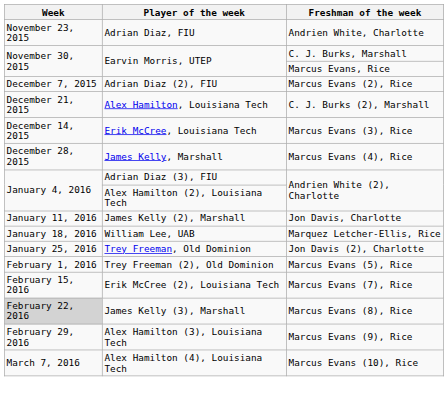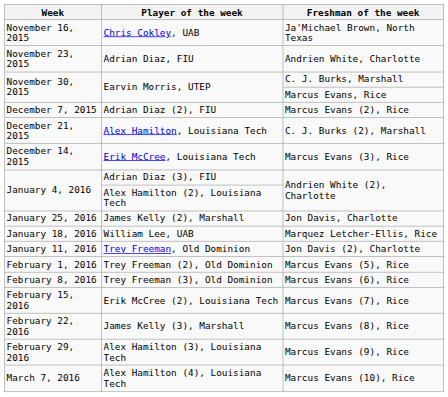+ row: (151, 33)
- row: (164, 157)
(52, 219) January 11, 2016 -> (52, 219) January 25, 2016
(52, 249) January 25, 2016 -> (52, 249) January 11, 2016
+ row: (188, 280)
(40, 311) lightgrey background -> (40, 326) no background
